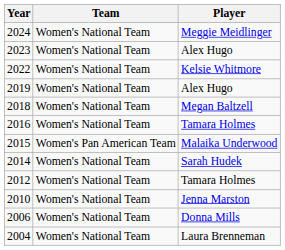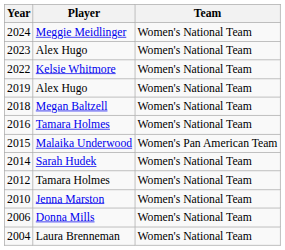columns swapped: (229, 13) <-> (106, 13)
